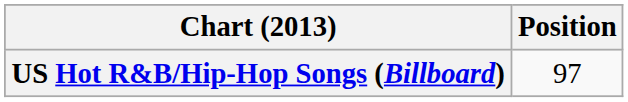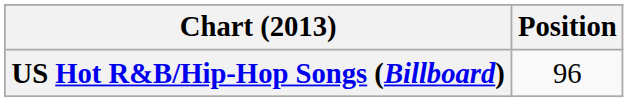(567, 72) 97 -> (567, 72) 96
